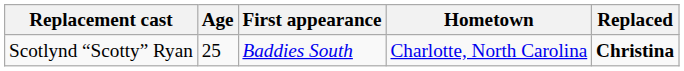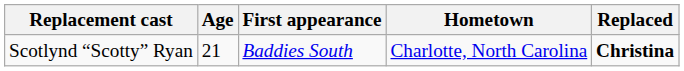(211, 50) 25 -> (211, 50) 21
